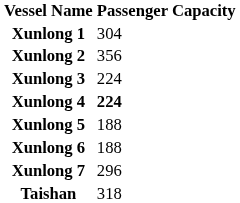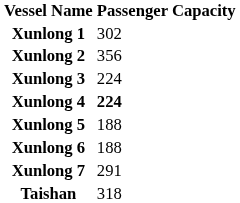(109, 33) 304 -> (109, 33) 302
(109, 170) 296 -> (109, 170) 291
